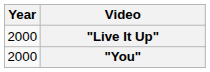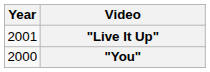(22, 36) 2000 -> (22, 36) 2001
